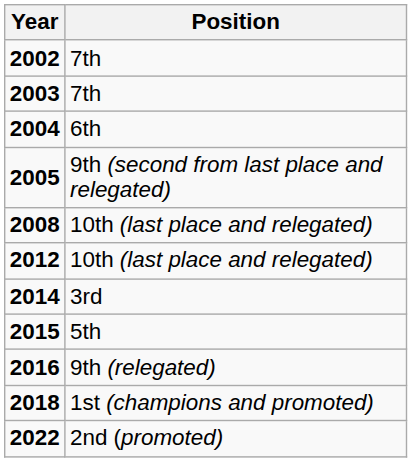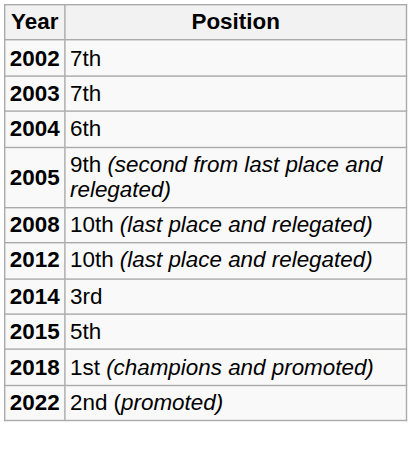- row: (35, 367)
